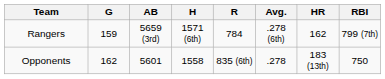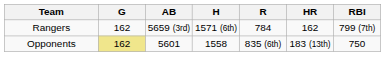- column: (276, 12)
(109, 33) 159 -> (122, 28) 162
(109, 60) no background -> (122, 43) khaki background
